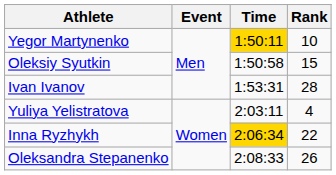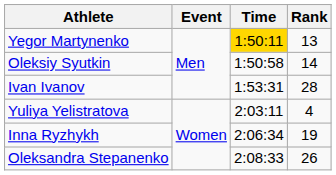(309, 40) 10 -> (309, 40) 13
(309, 64) 15 -> (309, 64) 14
(259, 135) gold background -> (259, 135) no background
(309, 135) 22 -> (309, 135) 19
